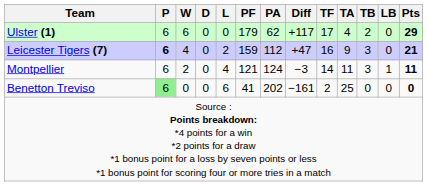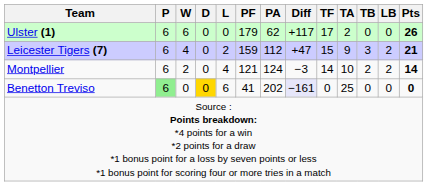(347, 32) 4 -> (347, 32) 2
(368, 32) 2 -> (368, 32) 0
(411, 32) 29 -> (411, 32) 26
(166, 50) bold -> (166, 50) normal
(327, 50) 16 -> (327, 50) 15
(389, 50) 0 -> (389, 50) 2
(347, 69) 11 -> (347, 69) 10
(368, 69) 3 -> (368, 69) 2
(389, 69) 1 -> (389, 69) 2
(411, 69) 11 -> (411, 69) 14
(206, 87) no background -> (206, 87) gold background
(301, 87) no background -> (301, 87) lavender background
(327, 87) 2 -> (327, 87) 0
